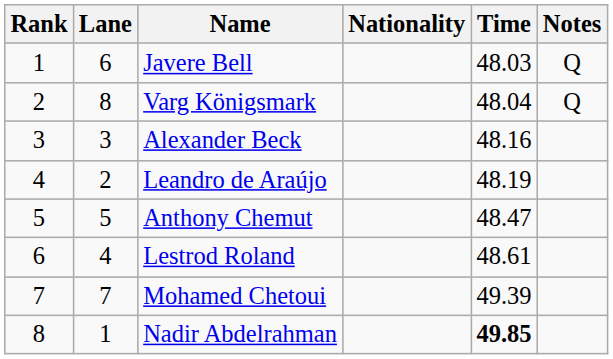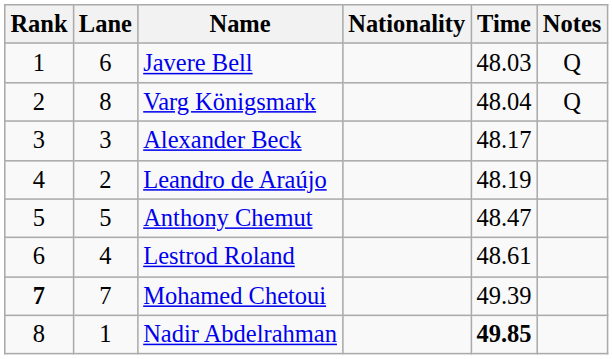(504, 140) 48.16 -> (504, 140) 48.17
(39, 295) normal -> (39, 295) bold
